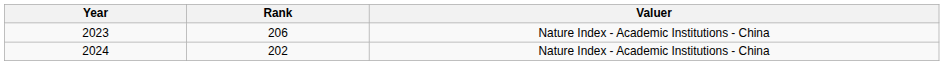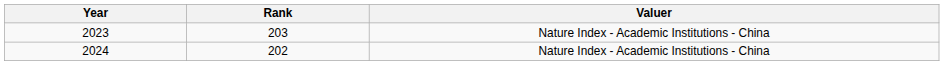(278, 32) 206 -> (278, 32) 203
